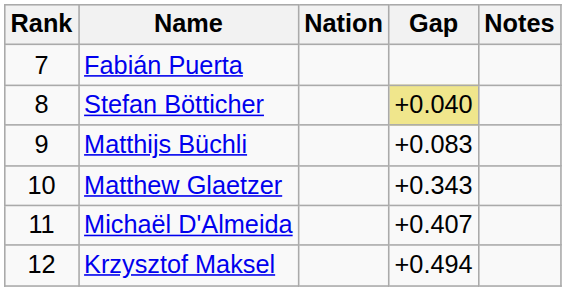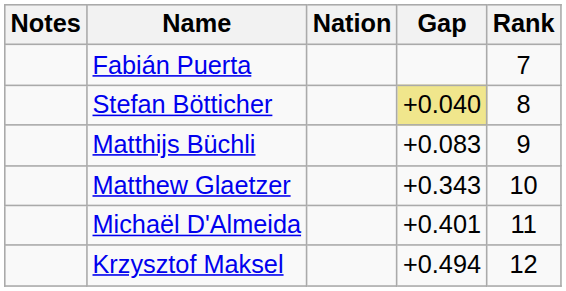columns swapped: (42, 24) <-> (519, 24)
(434, 225) +0.407 -> (442, 225) +0.401
